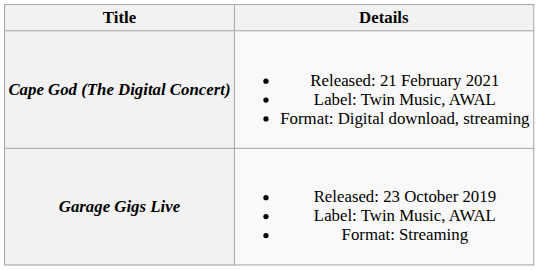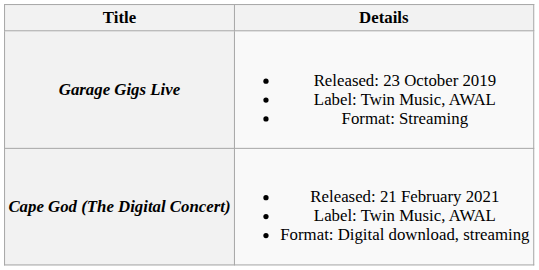rows swapped: (119, 206) <-> (119, 89)
